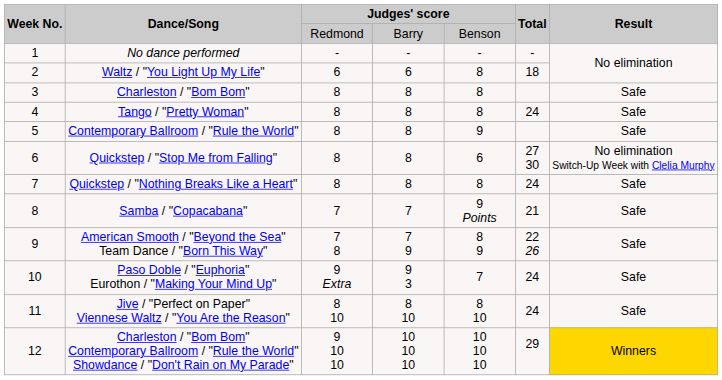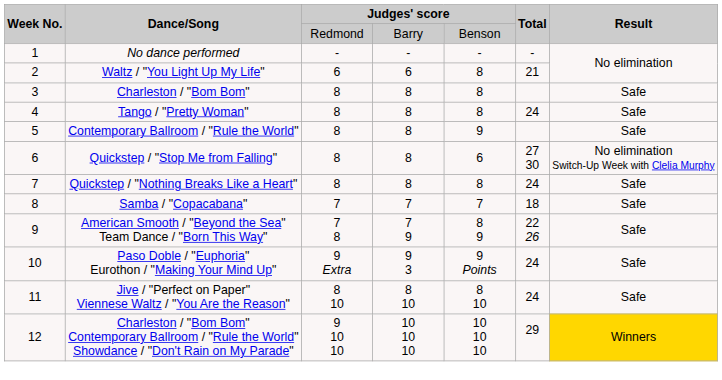(532, 72) 18 -> (532, 72) 21
(480, 210) 9 Points -> (480, 203) 7
(532, 210) 21 -> (532, 203) 18
(480, 277) 7 -> (480, 263) 9 Points
